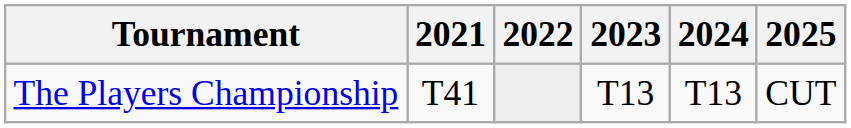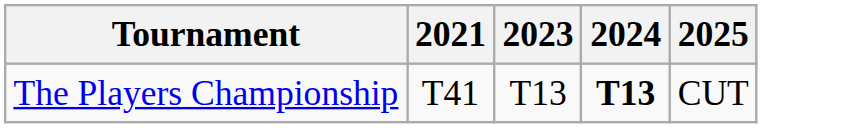- column: (538, 34)
(713, 92) normal -> (626, 92) bold
